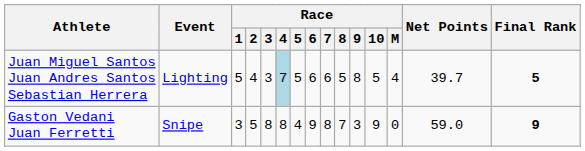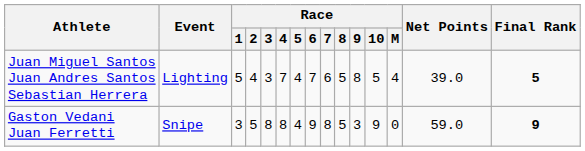(283, 78) lightblue background -> (283, 78) no background
(298, 78) 5 -> (298, 78) 4
(313, 78) 6 -> (313, 78) 7
(447, 78) 39.7 -> (447, 78) 39.0
(342, 126) 7 -> (342, 126) 5
